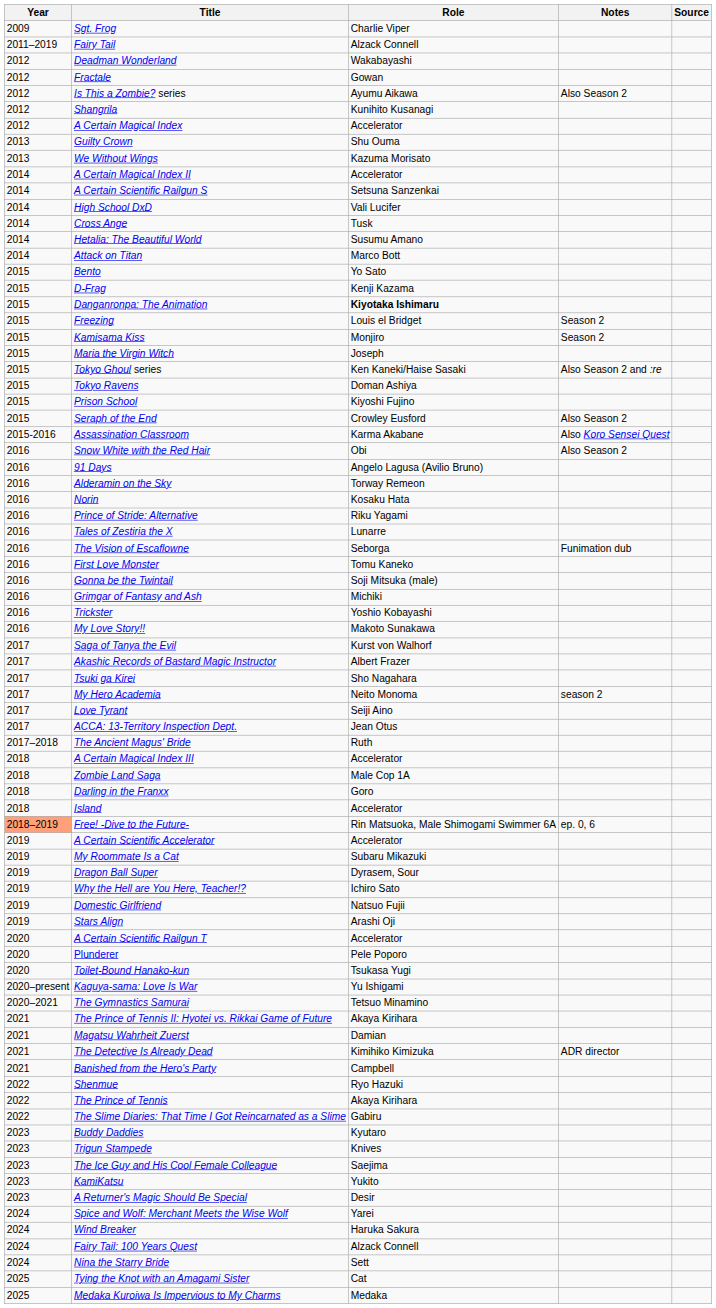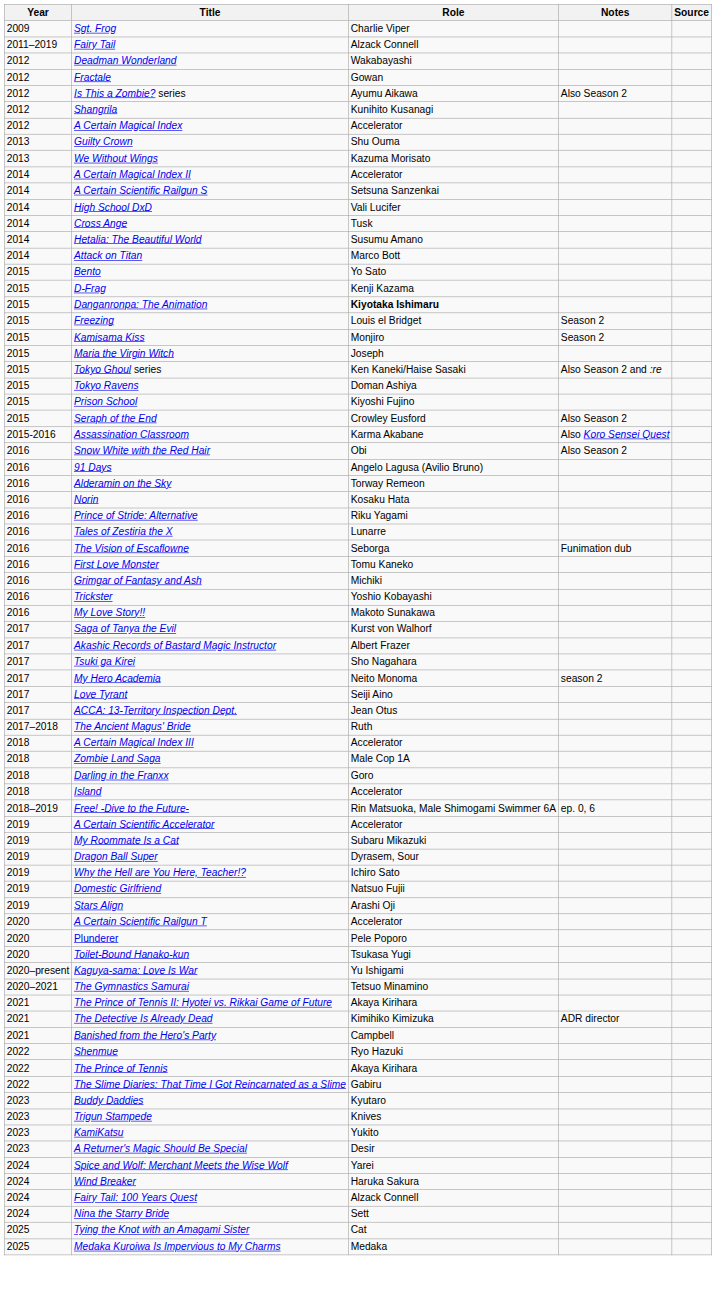- row: (123, 581)
(32, 824) lightsalmon background -> (32, 808) no background
- row: (131, 1035)
- row: (176, 1165)
